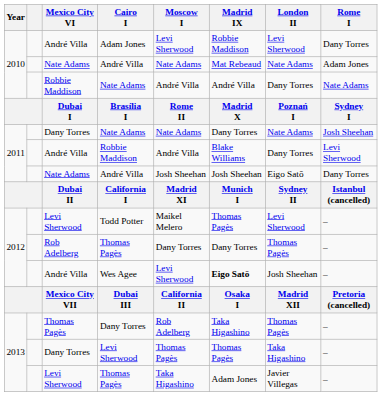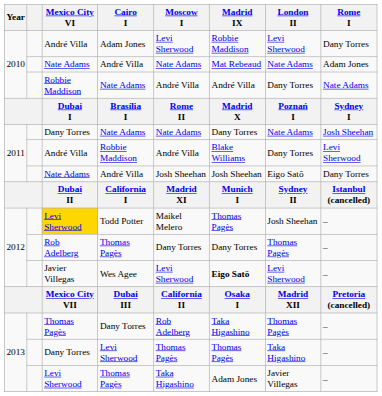(63, 221) no background -> (63, 221) gold background
(286, 221) Levi Sherwood -> (292, 221) Josh Sheehan
(66, 273) André Villa -> (59, 273) Javier Villegas
(292, 273) Josh Sheehan -> (286, 273) Levi Sherwood
